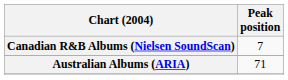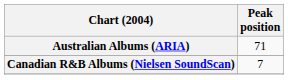rows swapped: (121, 64) <-> (121, 45)
